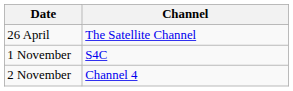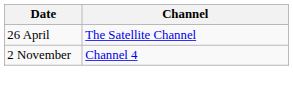- row: (39, 55)
